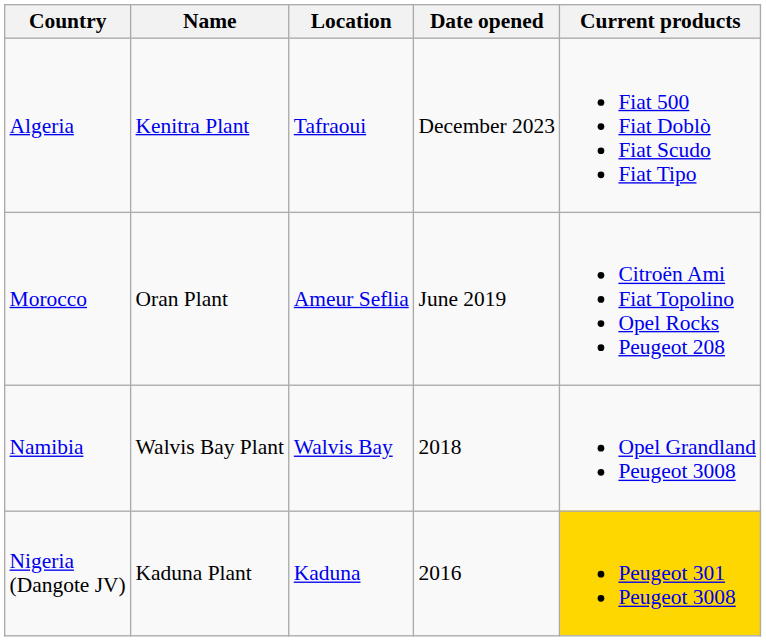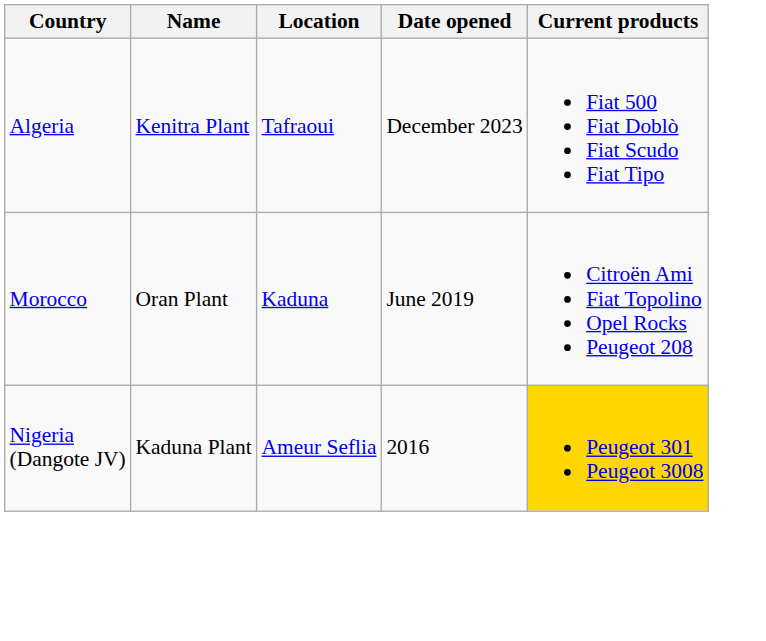(351, 298) Ameur Seflia -> (295, 298) Kaduna
- row: (47, 447)
(327, 572) Kaduna -> (319, 447) Ameur Seflia
